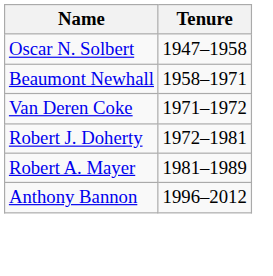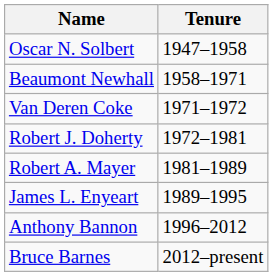+ row: (74, 197)
+ row: (60, 256)
